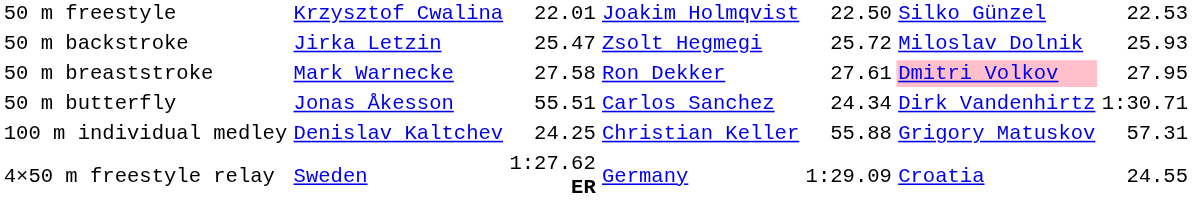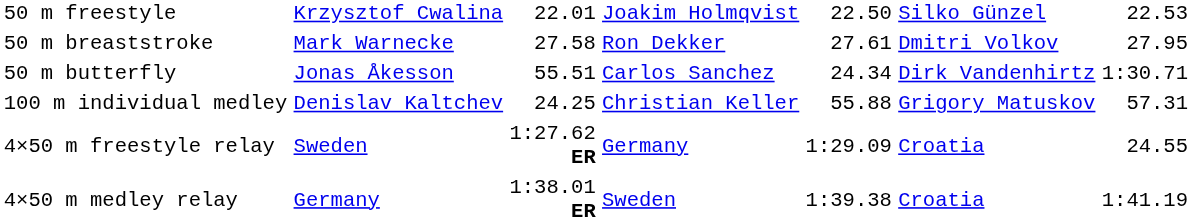- row: (96, 44)
(978, 74) pink background -> (978, 44) no background
+ row: (121, 199)
